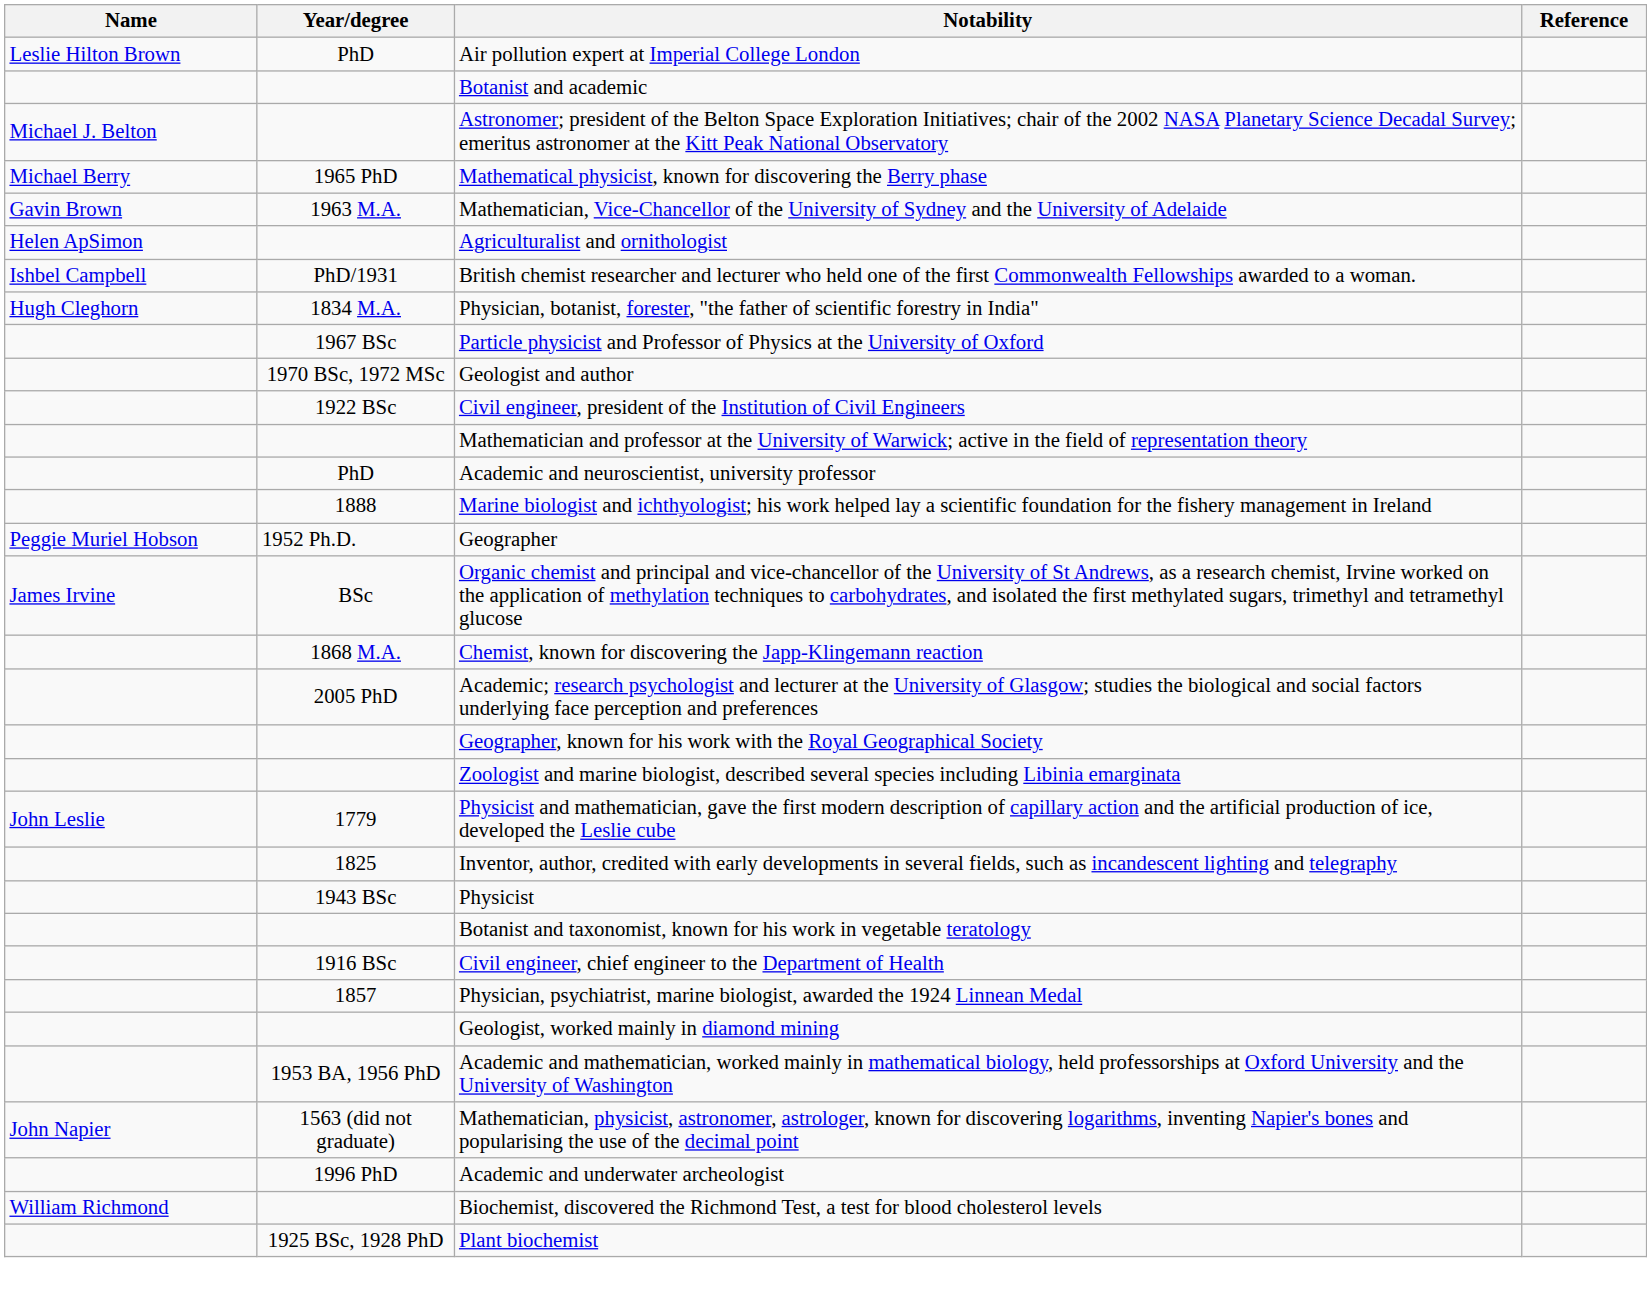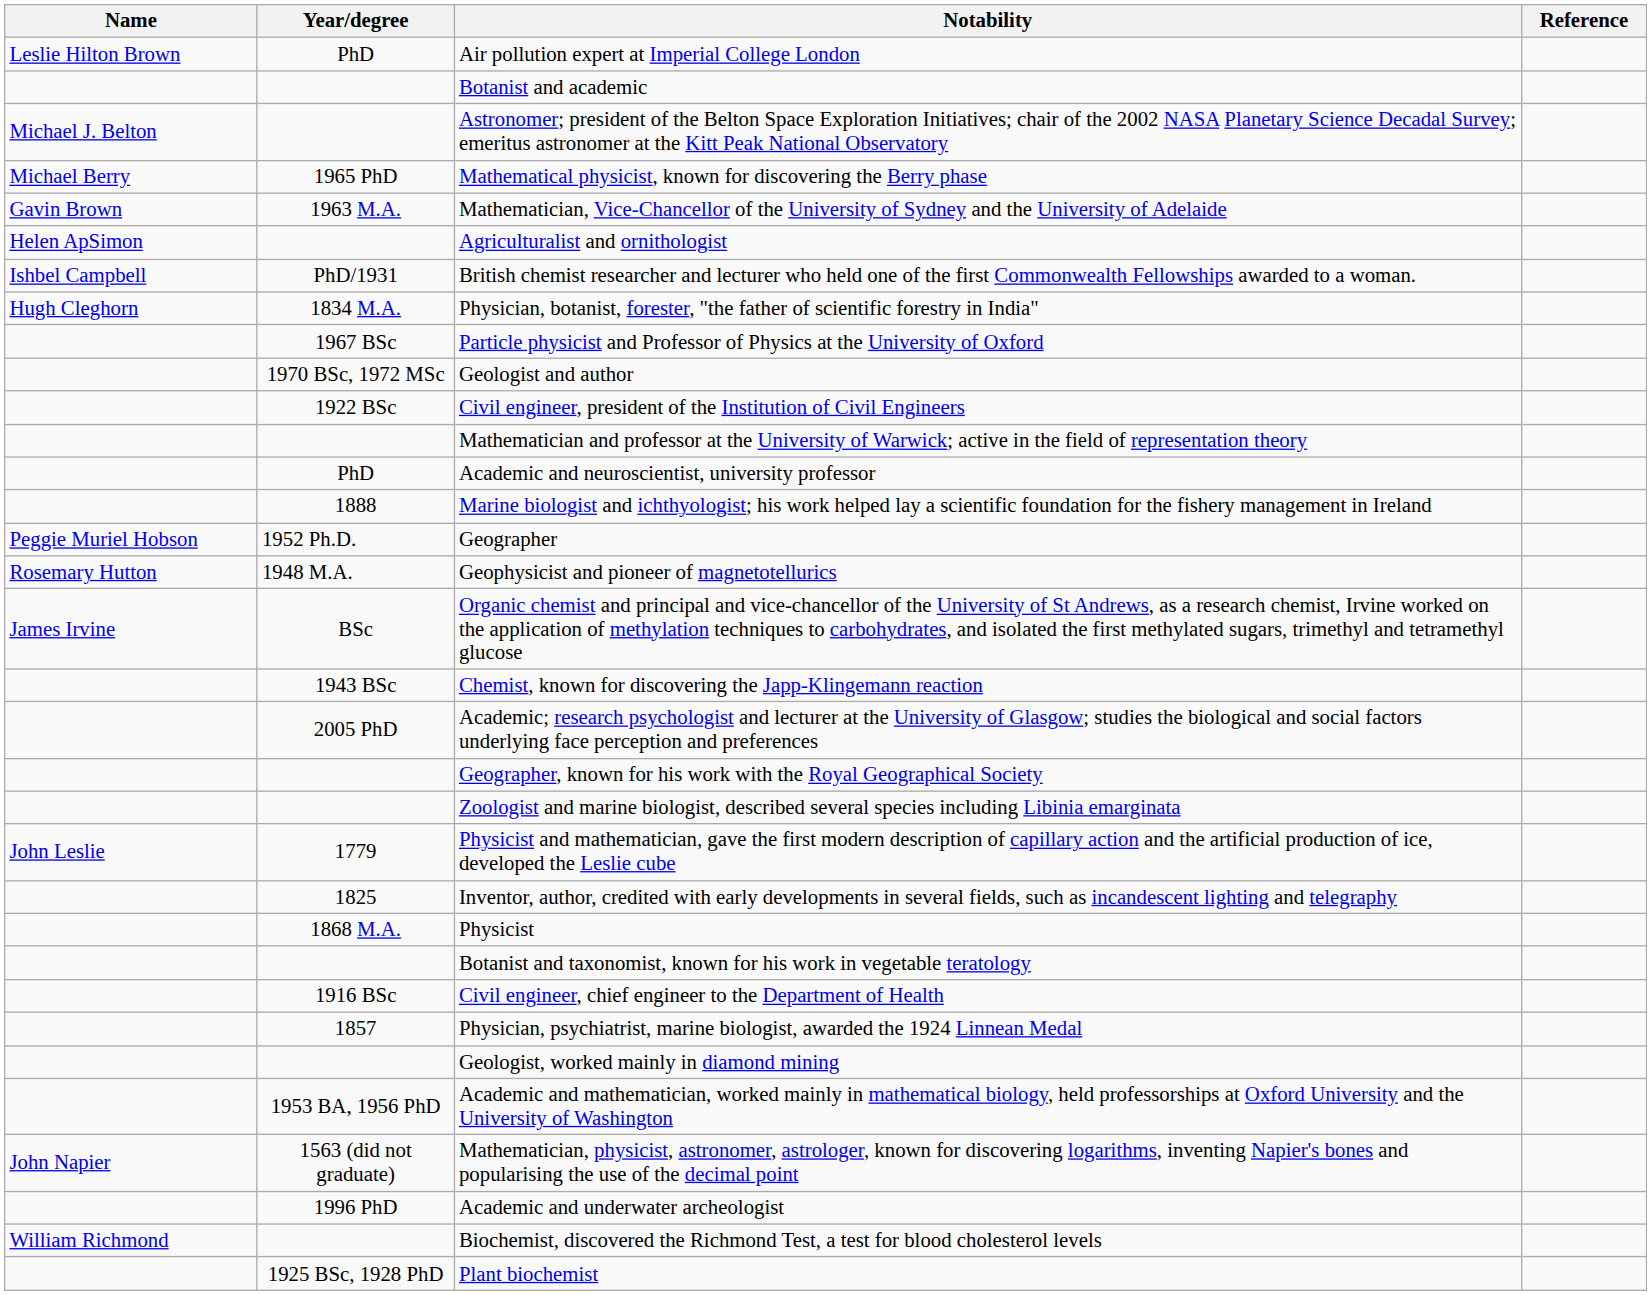+ row: (648, 572)
(356, 651) 1868 M.A. -> (356, 684) 1943 BSc
(356, 896) 1943 BSc -> (356, 929) 1868 M.A.
